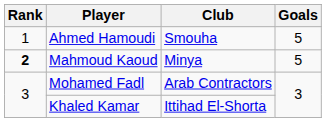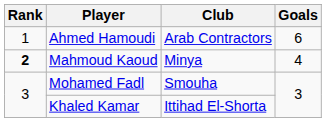(191, 38) Smouha -> (218, 38) Arab Contractors
(298, 38) 5 -> (298, 38) 6
(298, 60) 5 -> (298, 60) 4
(218, 83) Arab Contractors -> (191, 83) Smouha
